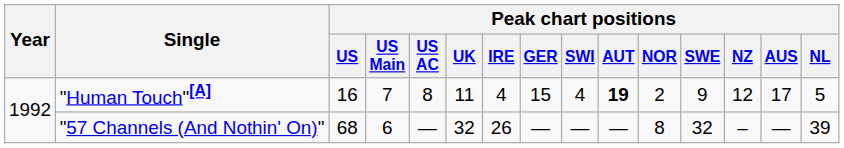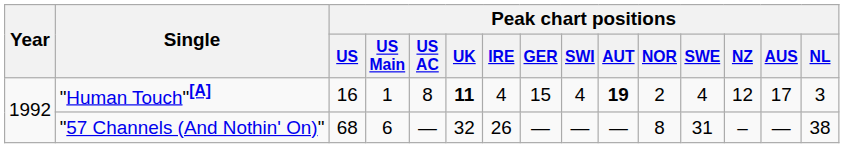(387, 94) 7 -> (387, 94) 1
(464, 94) normal -> (464, 94) bold
(702, 94) 9 -> (702, 94) 4
(820, 94) 5 -> (820, 94) 3
(702, 127) 32 -> (702, 127) 31
(820, 127) 39 -> (820, 127) 38
